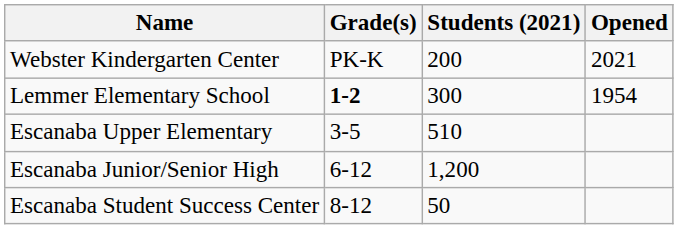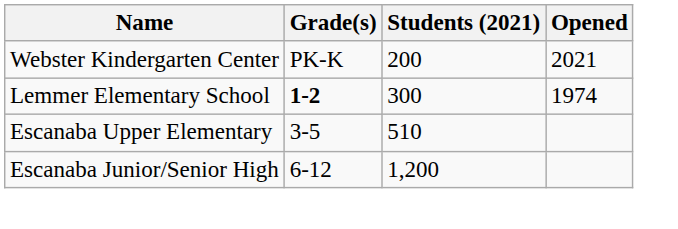(614, 95) 1954 -> (574, 95) 1974
- row: (165, 205)
